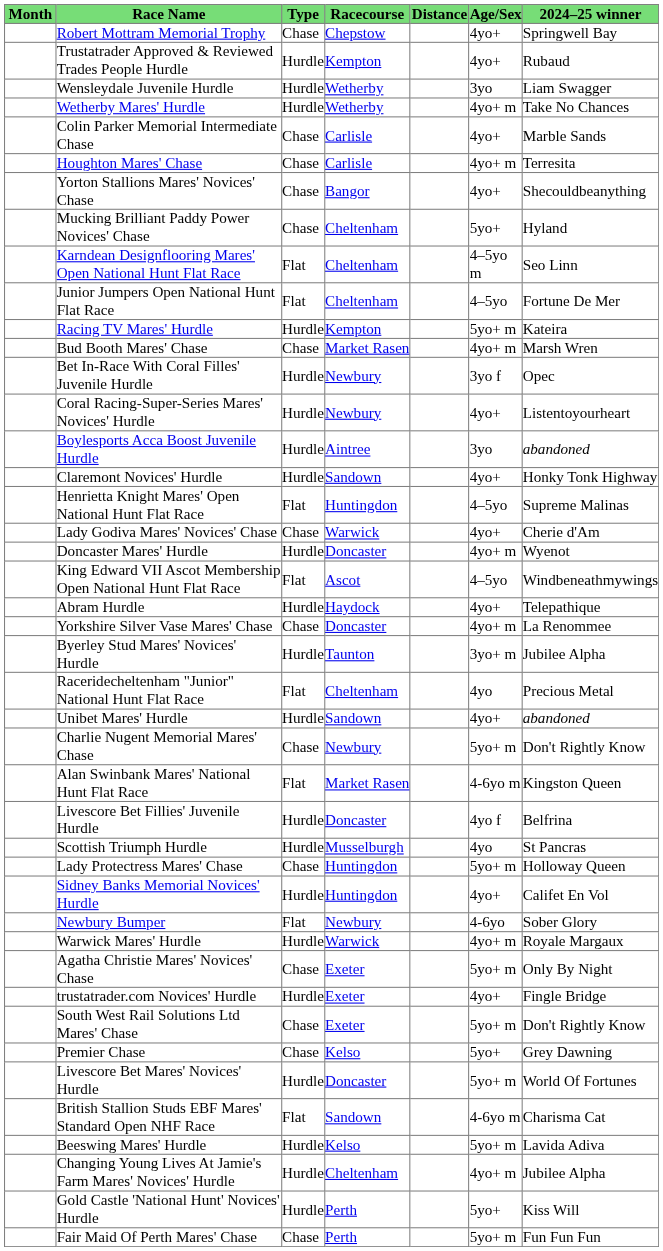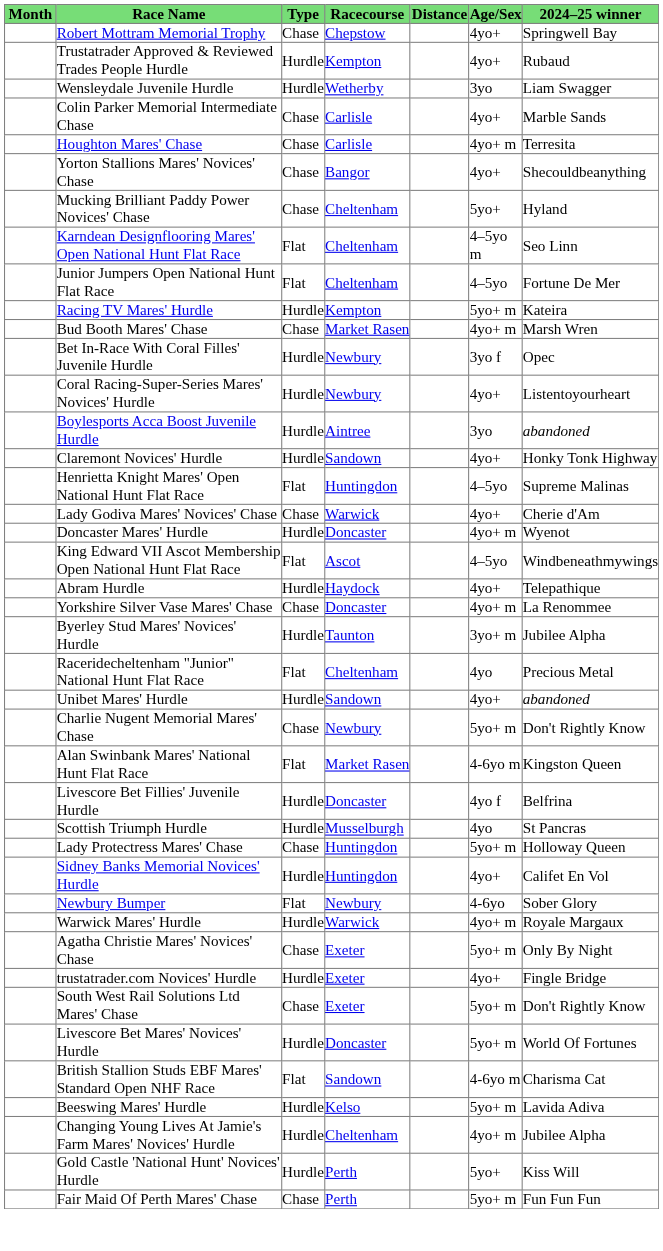- row: (131, 107)
- row: (101, 1052)
